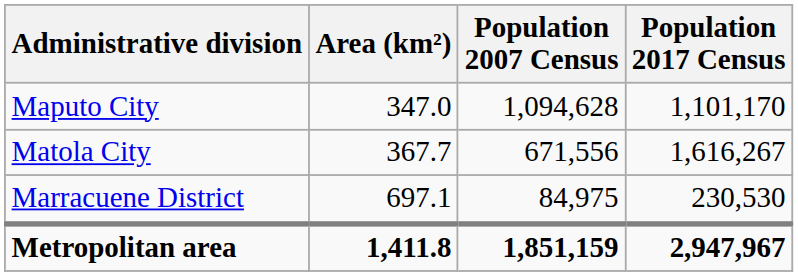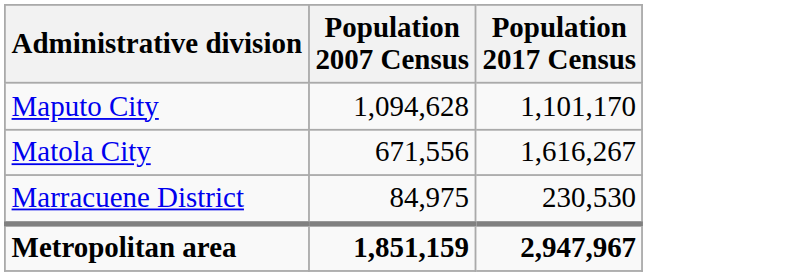- column: (383, 43)
